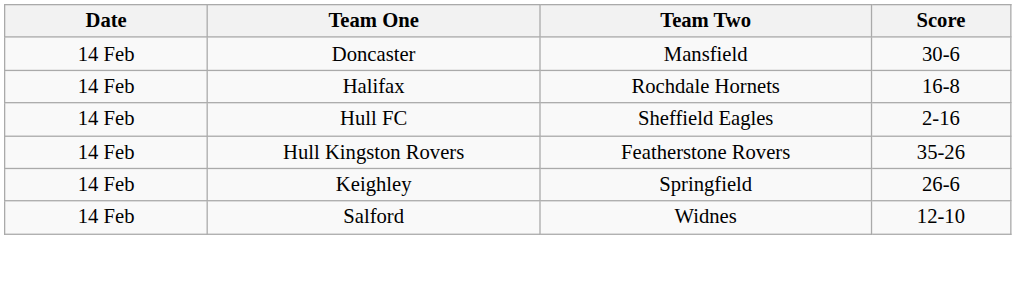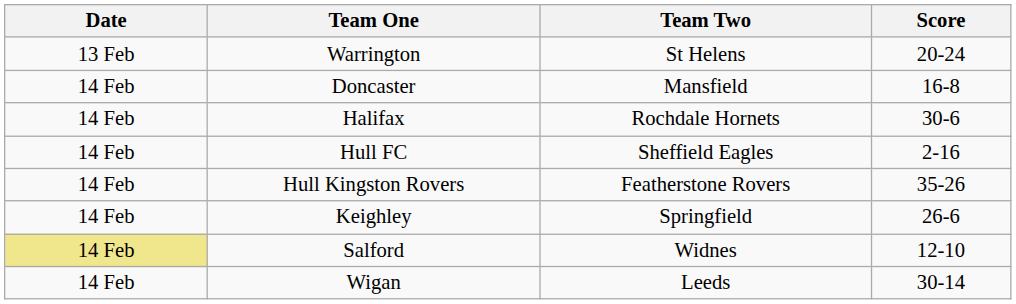+ row: (374, 53)
(941, 53) 30-6 -> (941, 86) 16-8
(941, 86) 16-8 -> (941, 119) 30-6
(106, 217) no background -> (106, 250) khaki background
+ row: (374, 282)
